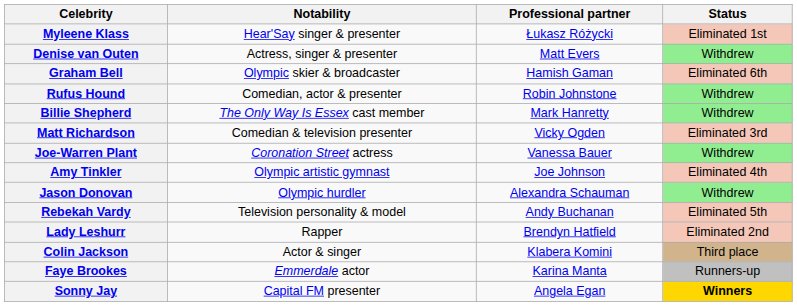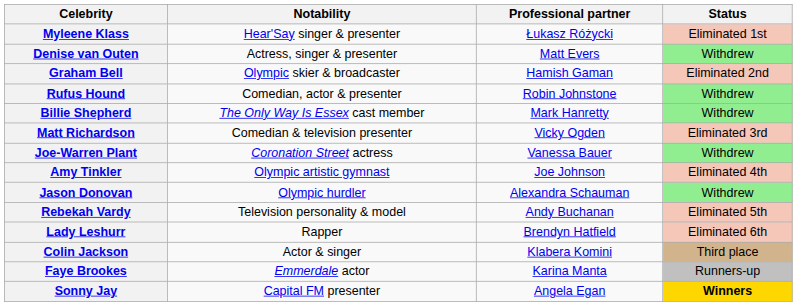(728, 73) Eliminated 6th -> (728, 73) Eliminated 2nd
(728, 232) Eliminated 2nd -> (728, 232) Eliminated 6th
